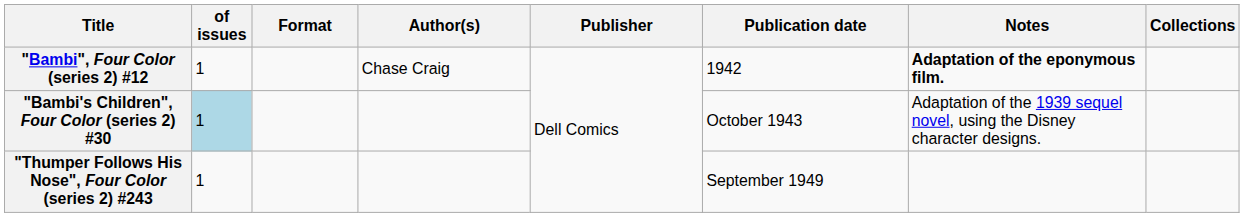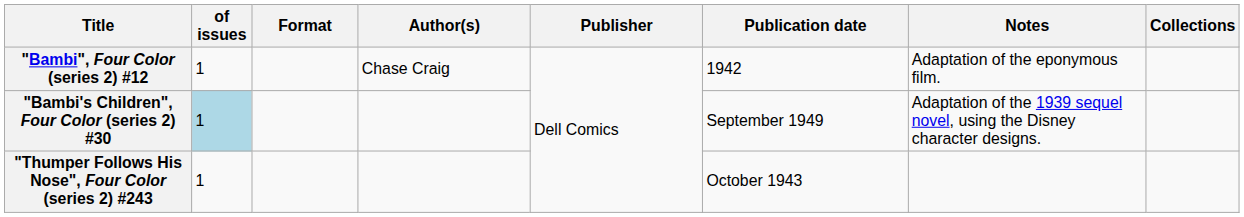(1023, 68) bold -> (1015, 68) normal
(754, 120) October 1943 -> (765, 120) September 1949
(765, 181) September 1949 -> (754, 181) October 1943
